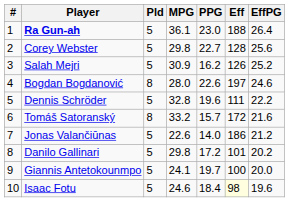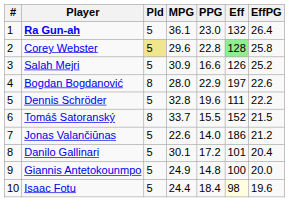(237, 30) 188 -> (237, 30) 132
(150, 48) no background -> (150, 48) khaki background
(180, 48) 29.8 -> (180, 48) 29.6
(210, 48) 22.7 -> (210, 48) 22.8
(237, 48) no background -> (237, 48) lightgreen background
(262, 48) 25.6 -> (262, 48) 25.8
(210, 65) 16.2 -> (210, 65) 16.6
(210, 83) 22.6 -> (210, 83) 22.9
(262, 83) 24.6 -> (262, 83) 22.6
(180, 118) 33.2 -> (180, 118) 33.7
(210, 118) 15.7 -> (210, 118) 15.5
(237, 118) 172 -> (237, 118) 152
(262, 118) 21.6 -> (262, 118) 21.5
(180, 153) 29.8 -> (180, 153) 30.1
(262, 153) 20.2 -> (262, 153) 20.4
(180, 170) 24.1 -> (180, 170) 24.9
(210, 170) 19.7 -> (210, 170) 14.8
(180, 188) 24.6 -> (180, 188) 24.4
